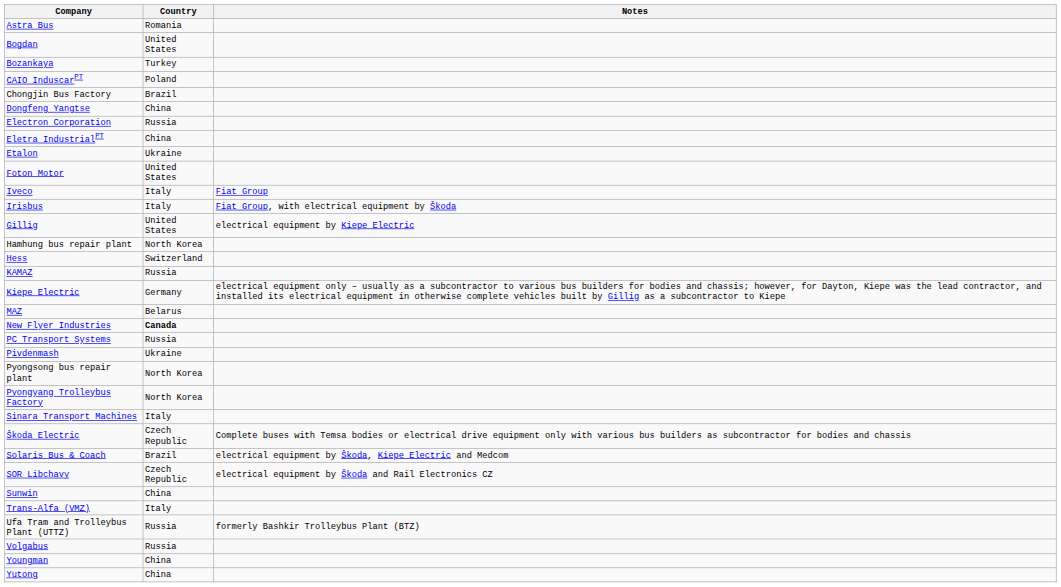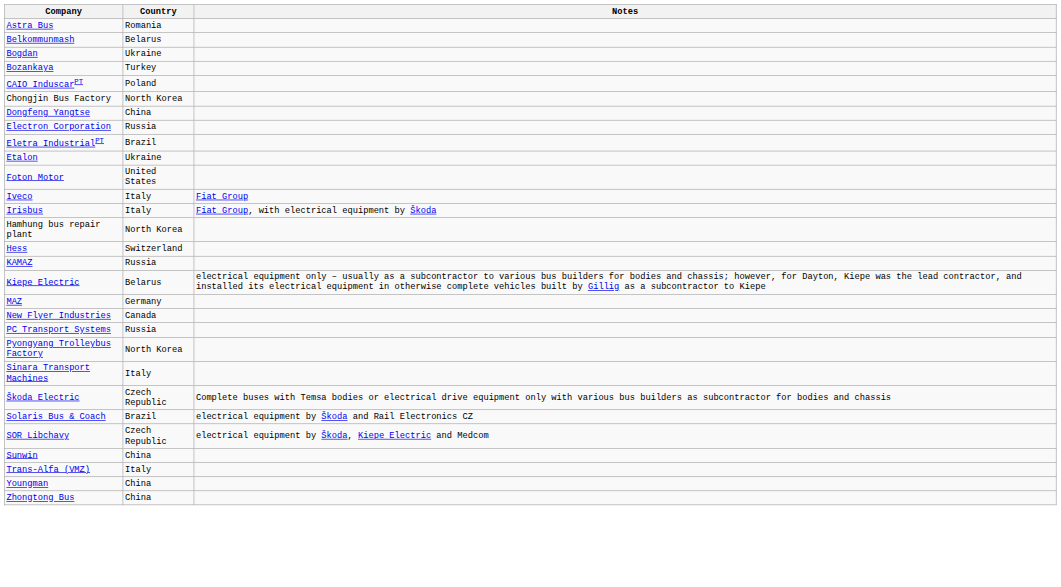+ row: (40, 40)
(161, 45) United States -> (143, 54) Ukraine
(161, 95) Brazil -> (154, 99) North Korea
(158, 138) China -> (141, 143) Brazil
- row: (22, 226)
(163, 292) Germany -> (143, 282) Belarus
(163, 312) Belarus -> (143, 302) Germany
(161, 326) bold -> (141, 316) normal
- row: (33, 354)
- row: (59, 373)
(362, 455) electrical equipment by Škoda, Kiepe Electric and Medcom -> (334, 417) electrical equipment by Škoda and Rail Electronics CZ
(354, 475) electrical equipment by Škoda and Rail Electronics CZ -> (342, 436) electrical equipment by Škoda, Kiepe Electric and Medcom
- row: (67, 527)
- row: (27, 546)
- row: (22, 575)
+ row: (40, 498)
